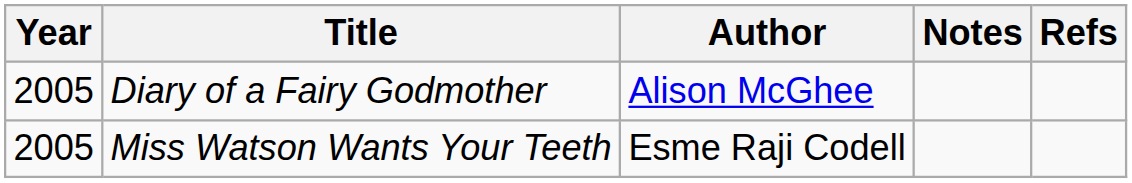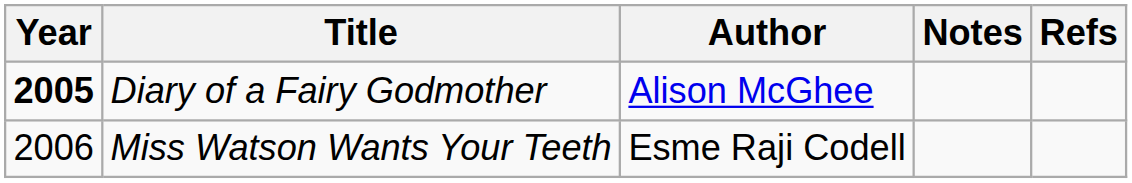(54, 90) normal -> (54, 90) bold
(54, 147) 2005 -> (54, 147) 2006
